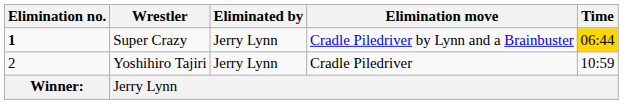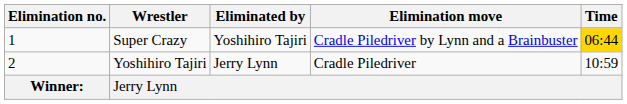(12, 39) bold -> (12, 39) normal
(246, 39) Jerry Lynn -> (260, 39) Yoshihiro Tajiri
